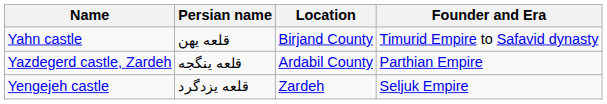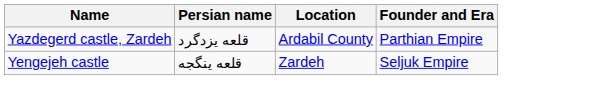- row: (45, 39)
(210, 63) قلعه ینگجه -> (214, 39) قلعه یزدگرد
(214, 87) قلعه یزدگرد -> (210, 63) قلعه ینگجه
